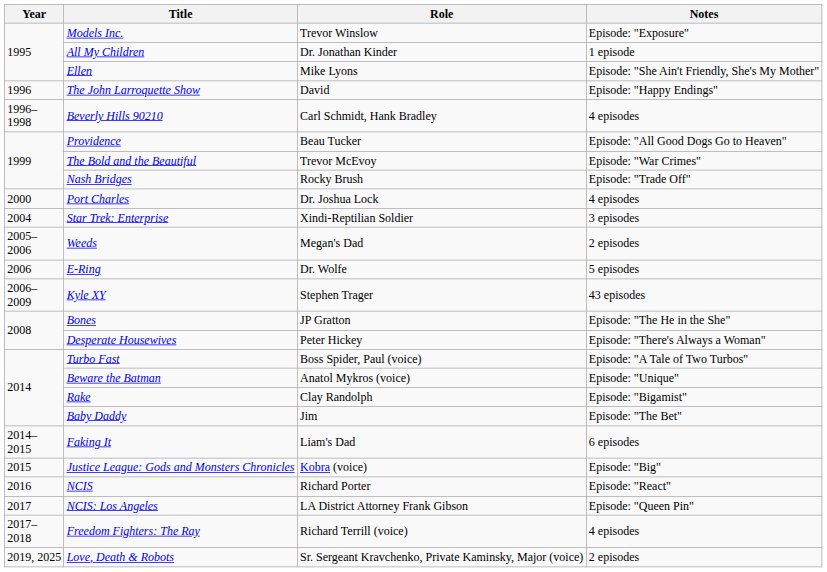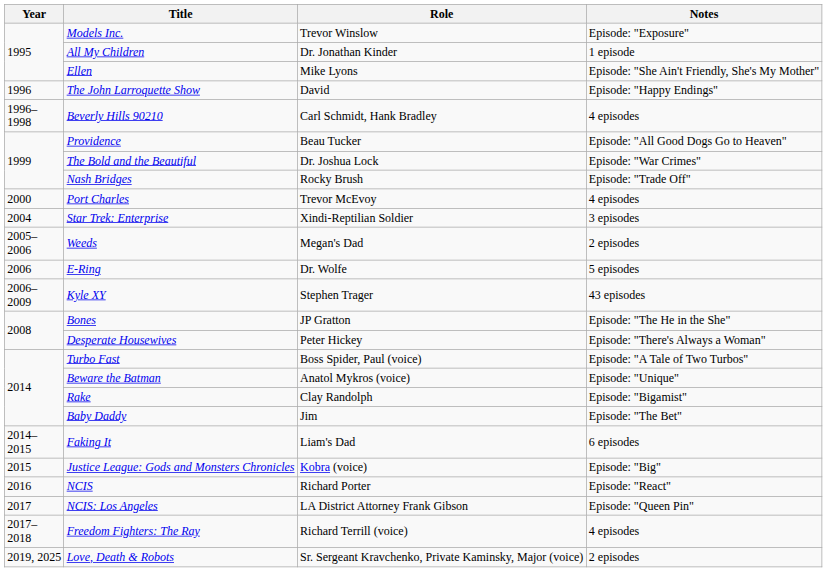(338, 160) Trevor McEvoy -> (339, 160) Dr. Joshua Lock
(339, 198) Dr. Joshua Lock -> (338, 198) Trevor McEvoy
